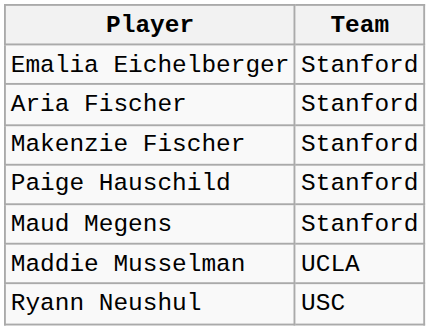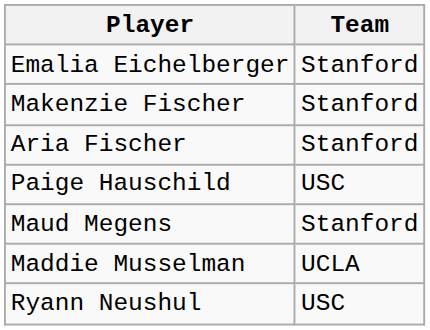rows swapped: (99, 105) <-> (128, 144)
(360, 184) Stanford -> (323, 184) USC
